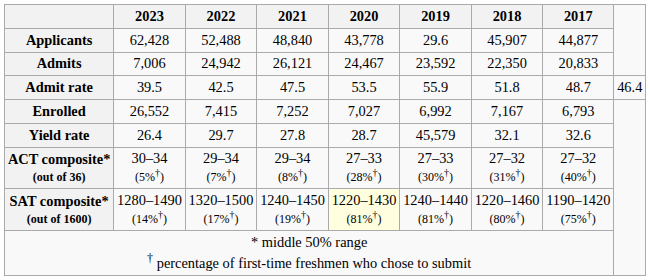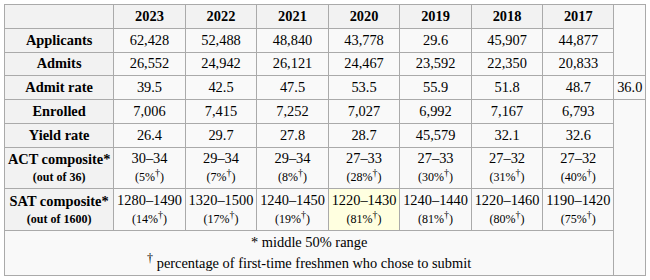(149, 63) 7,006 -> (149, 63) 26,552
(630, 87) 46.4 -> (630, 87) 36.0
(149, 111) 26,552 -> (149, 111) 7,006
